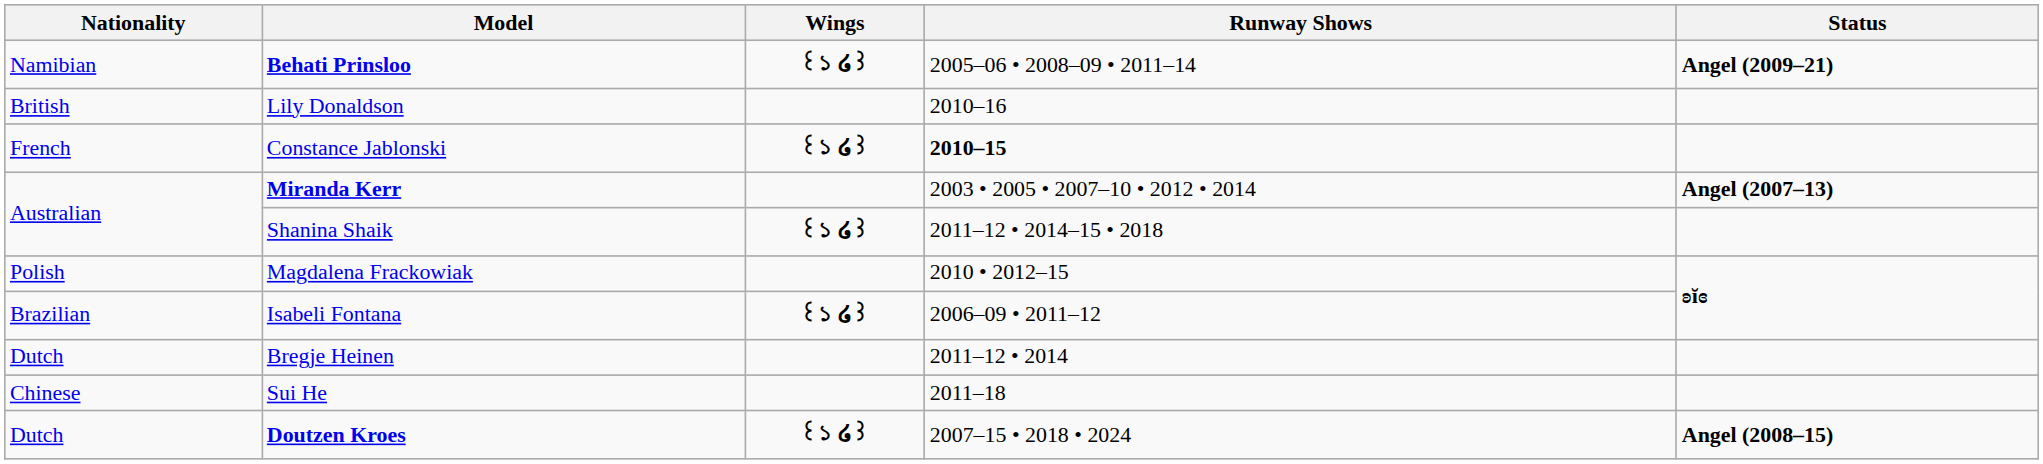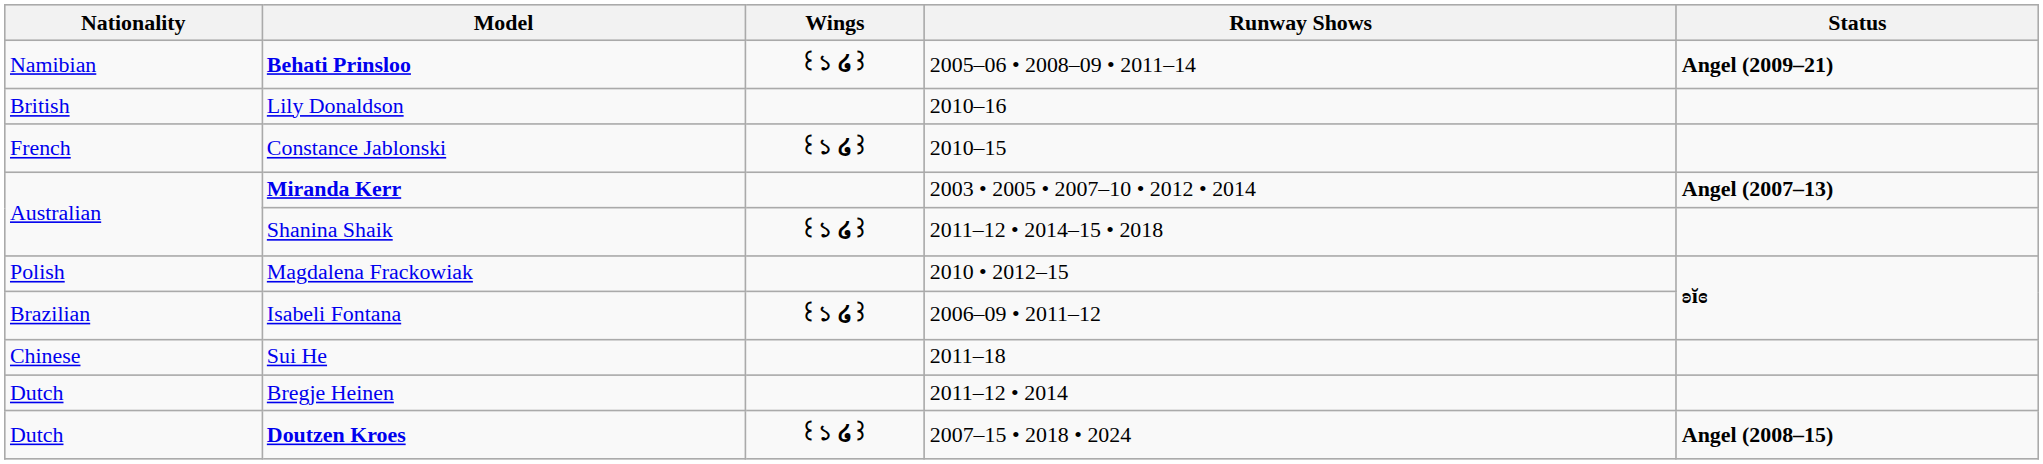(968, 147) bold -> (968, 147) normal
rows swapped: (330, 356) <-> (297, 392)
